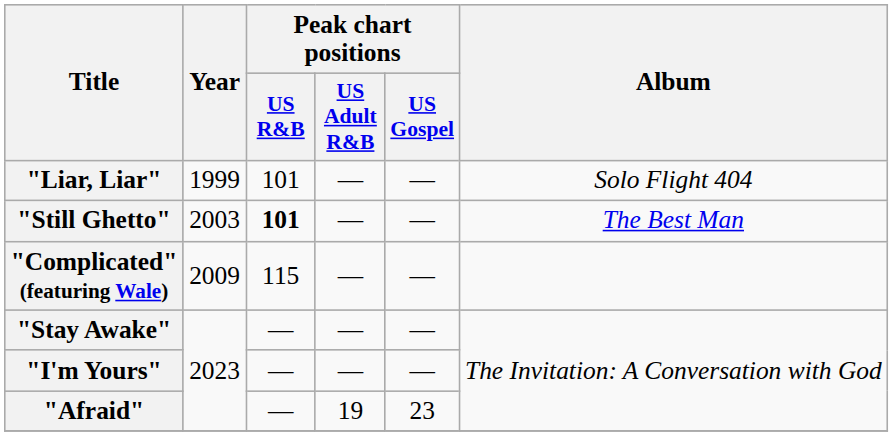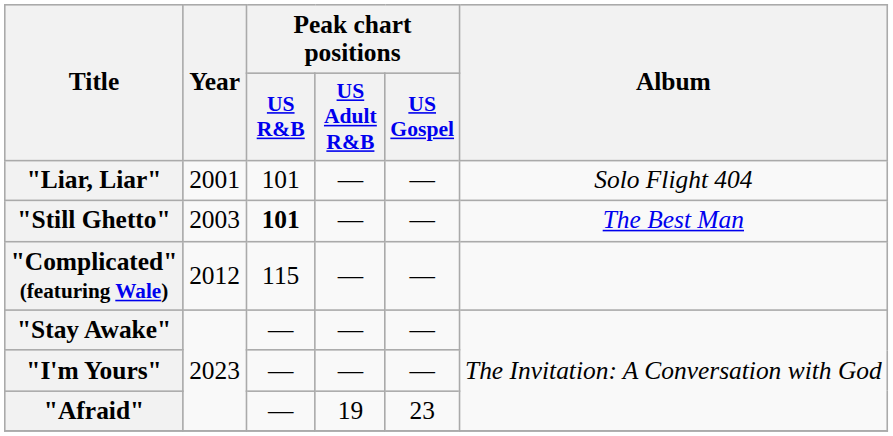(215, 180) 1999 -> (215, 180) 2001
(215, 275) 2009 -> (215, 275) 2012
